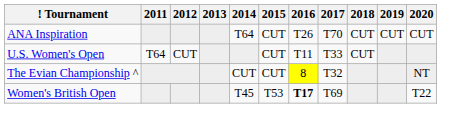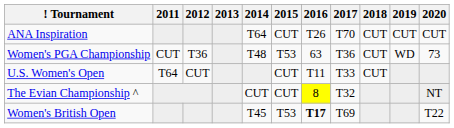+ row: (79, 54)
